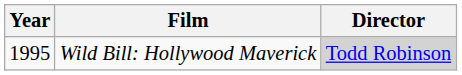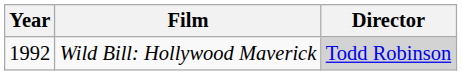(30, 53) 1995 -> (30, 53) 1992
